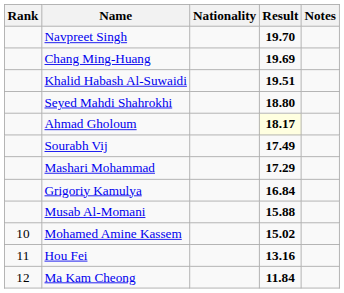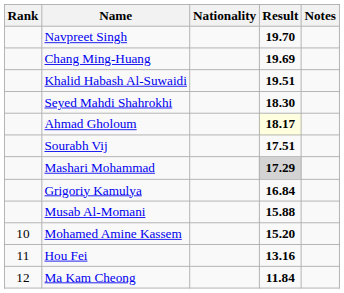(280, 102) 18.80 -> (280, 102) 18.30
(280, 146) 17.49 -> (280, 146) 17.51
(280, 168) no background -> (280, 168) lightgrey background
(280, 233) 15.02 -> (280, 233) 15.20
